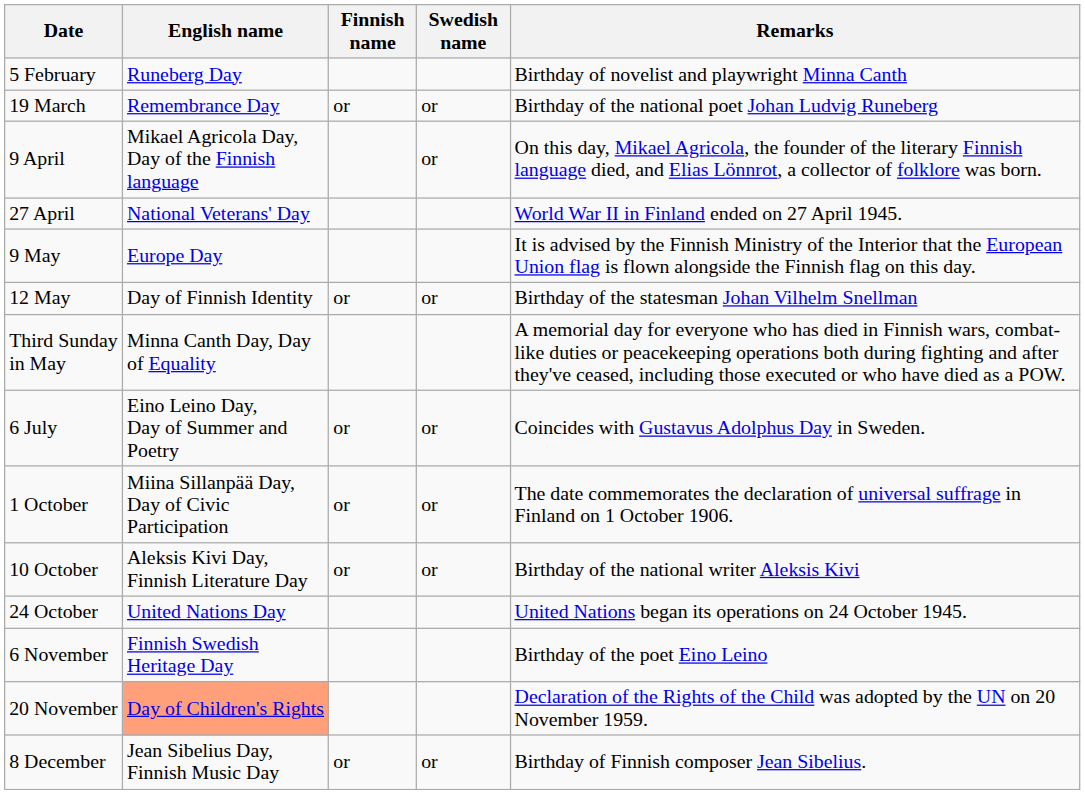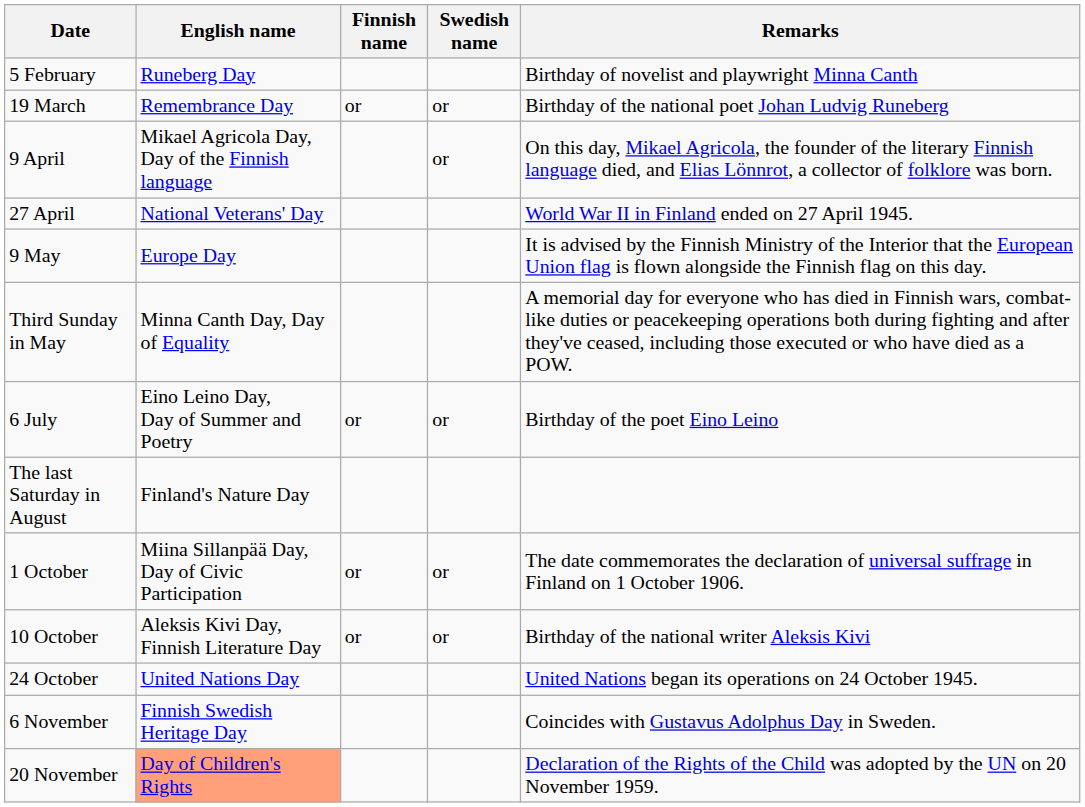- row: (40, 298)
(720, 428) Coincides with Gustavus Adolphus Day in Sweden. -> (652, 419) Birthday of the poet Eino Leino
+ row: (55, 495)
(641, 654) Birthday of the poet Eino Leino -> (731, 721) Coincides with Gustavus Adolphus Day in Sweden.
- row: (57, 762)
